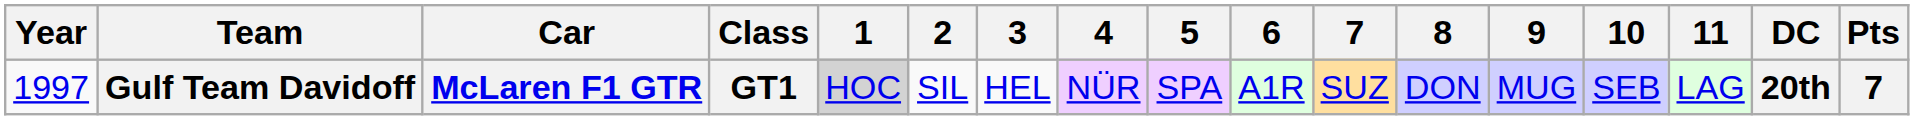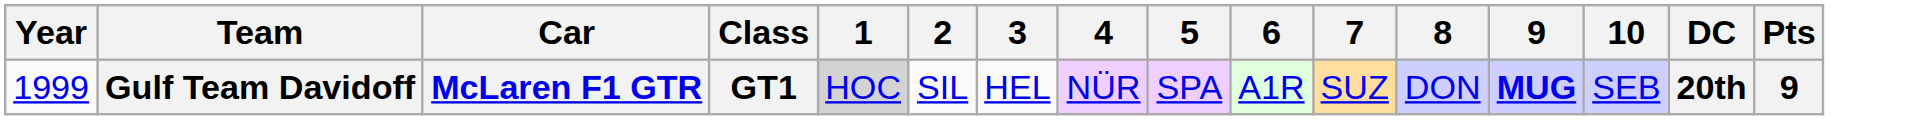- column: (1711, 33)
(51, 86) 1997 -> (51, 86) 1999
(1536, 86) normal -> (1536, 86) bold
(1873, 86) 7 -> (1789, 86) 9
